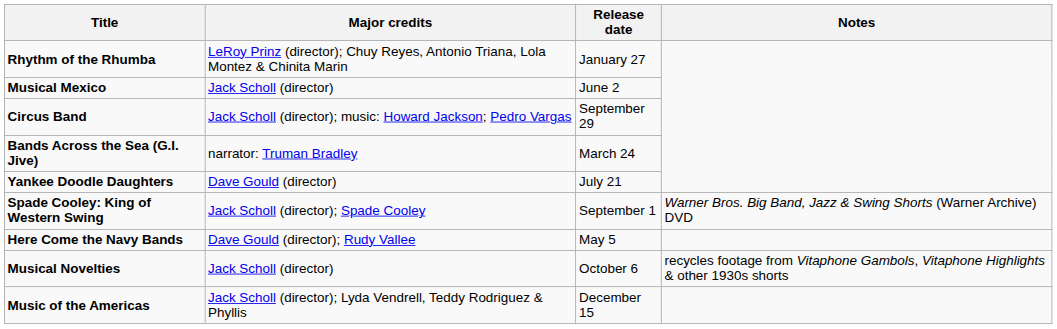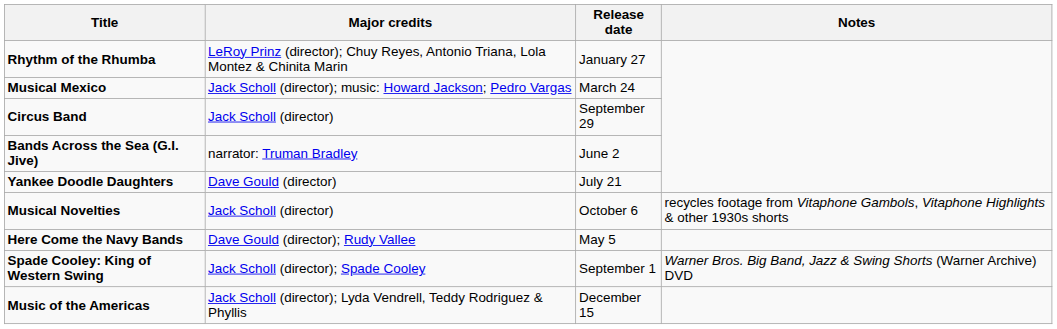(271, 88) Jack Scholl (director) -> (390, 88) Jack Scholl (director); music: Howard Jackson; Pedro Vargas
(599, 88) June 2 -> (607, 88) March 24
(390, 116) Jack Scholl (director); music: Howard Jackson; Pedro Vargas -> (271, 116) Jack Scholl (director)
(607, 153) March 24 -> (599, 153) June 2
rows swapped: (79, 211) <-> (64, 268)
